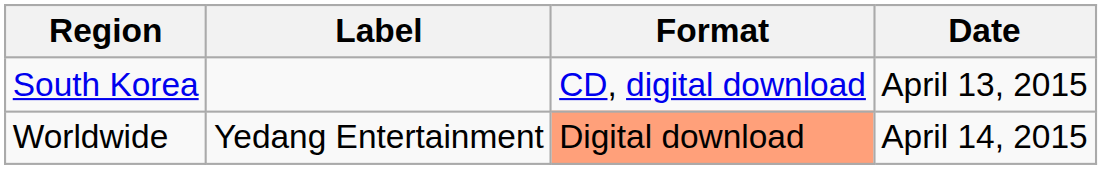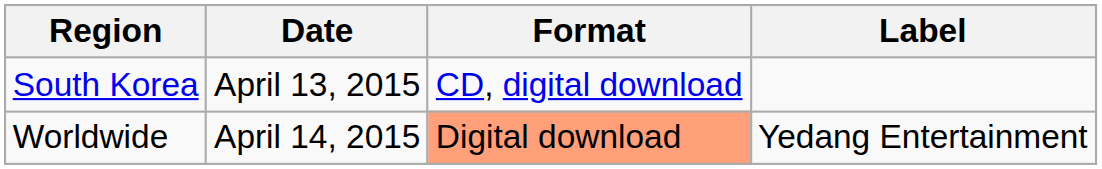columns swapped: (984, 31) <-> (379, 31)
